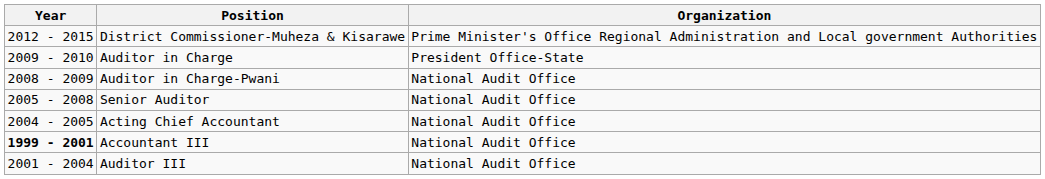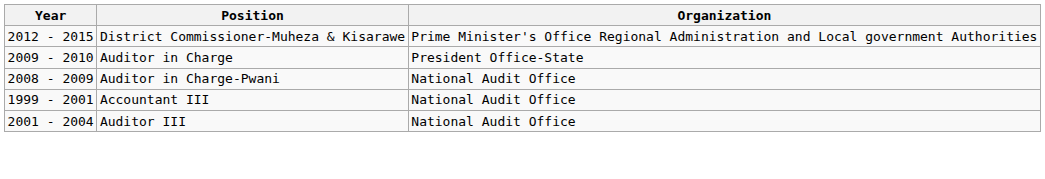- row: (155, 100)
- row: (190, 121)
(51, 142) bold -> (51, 100) normal
